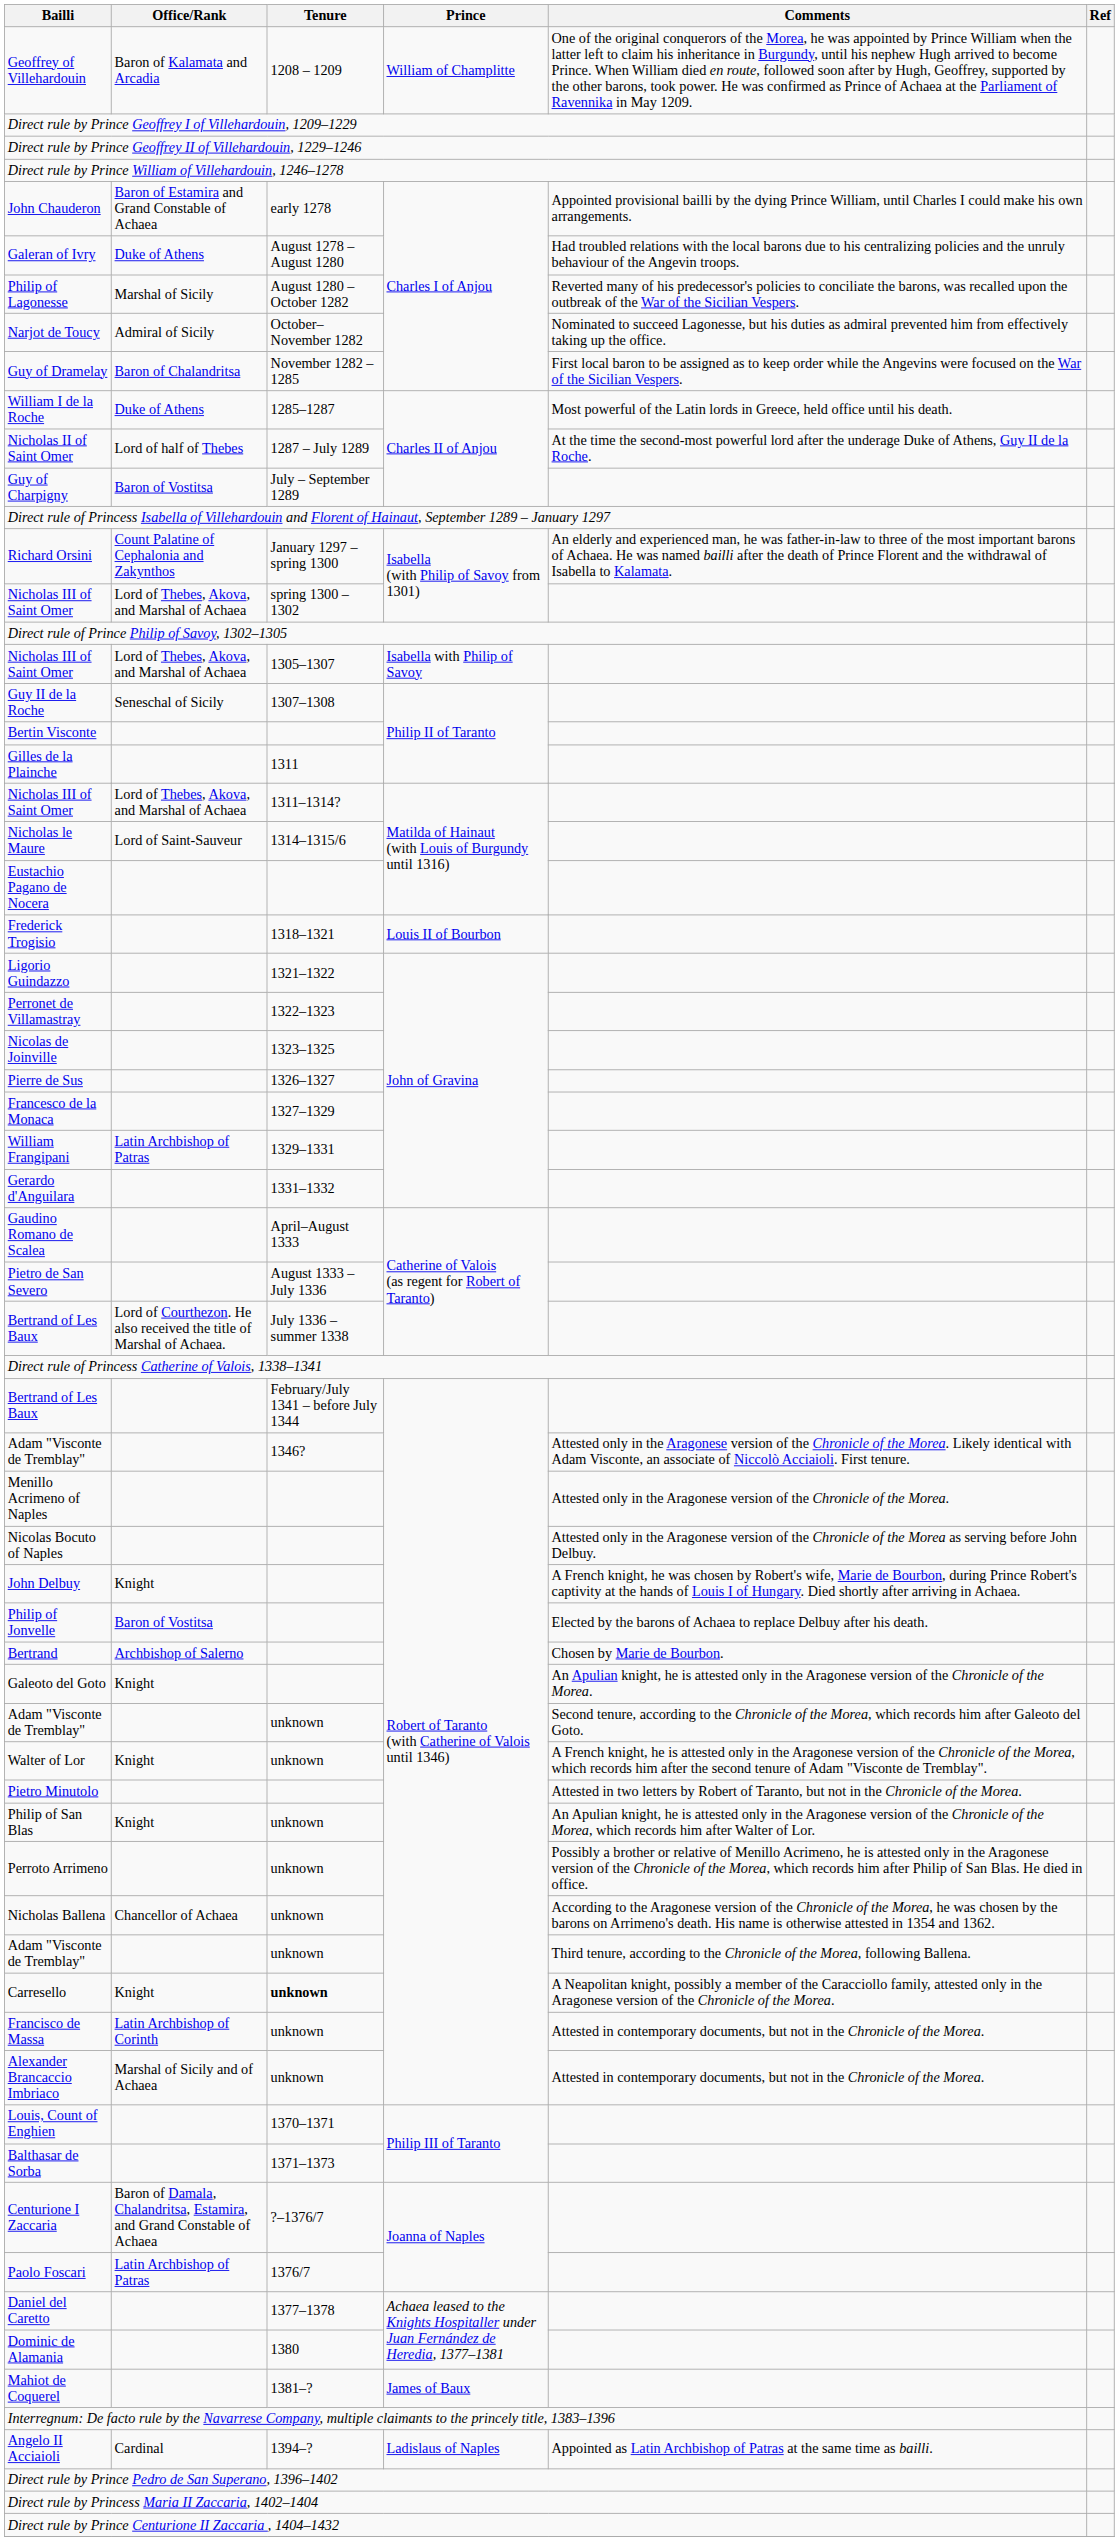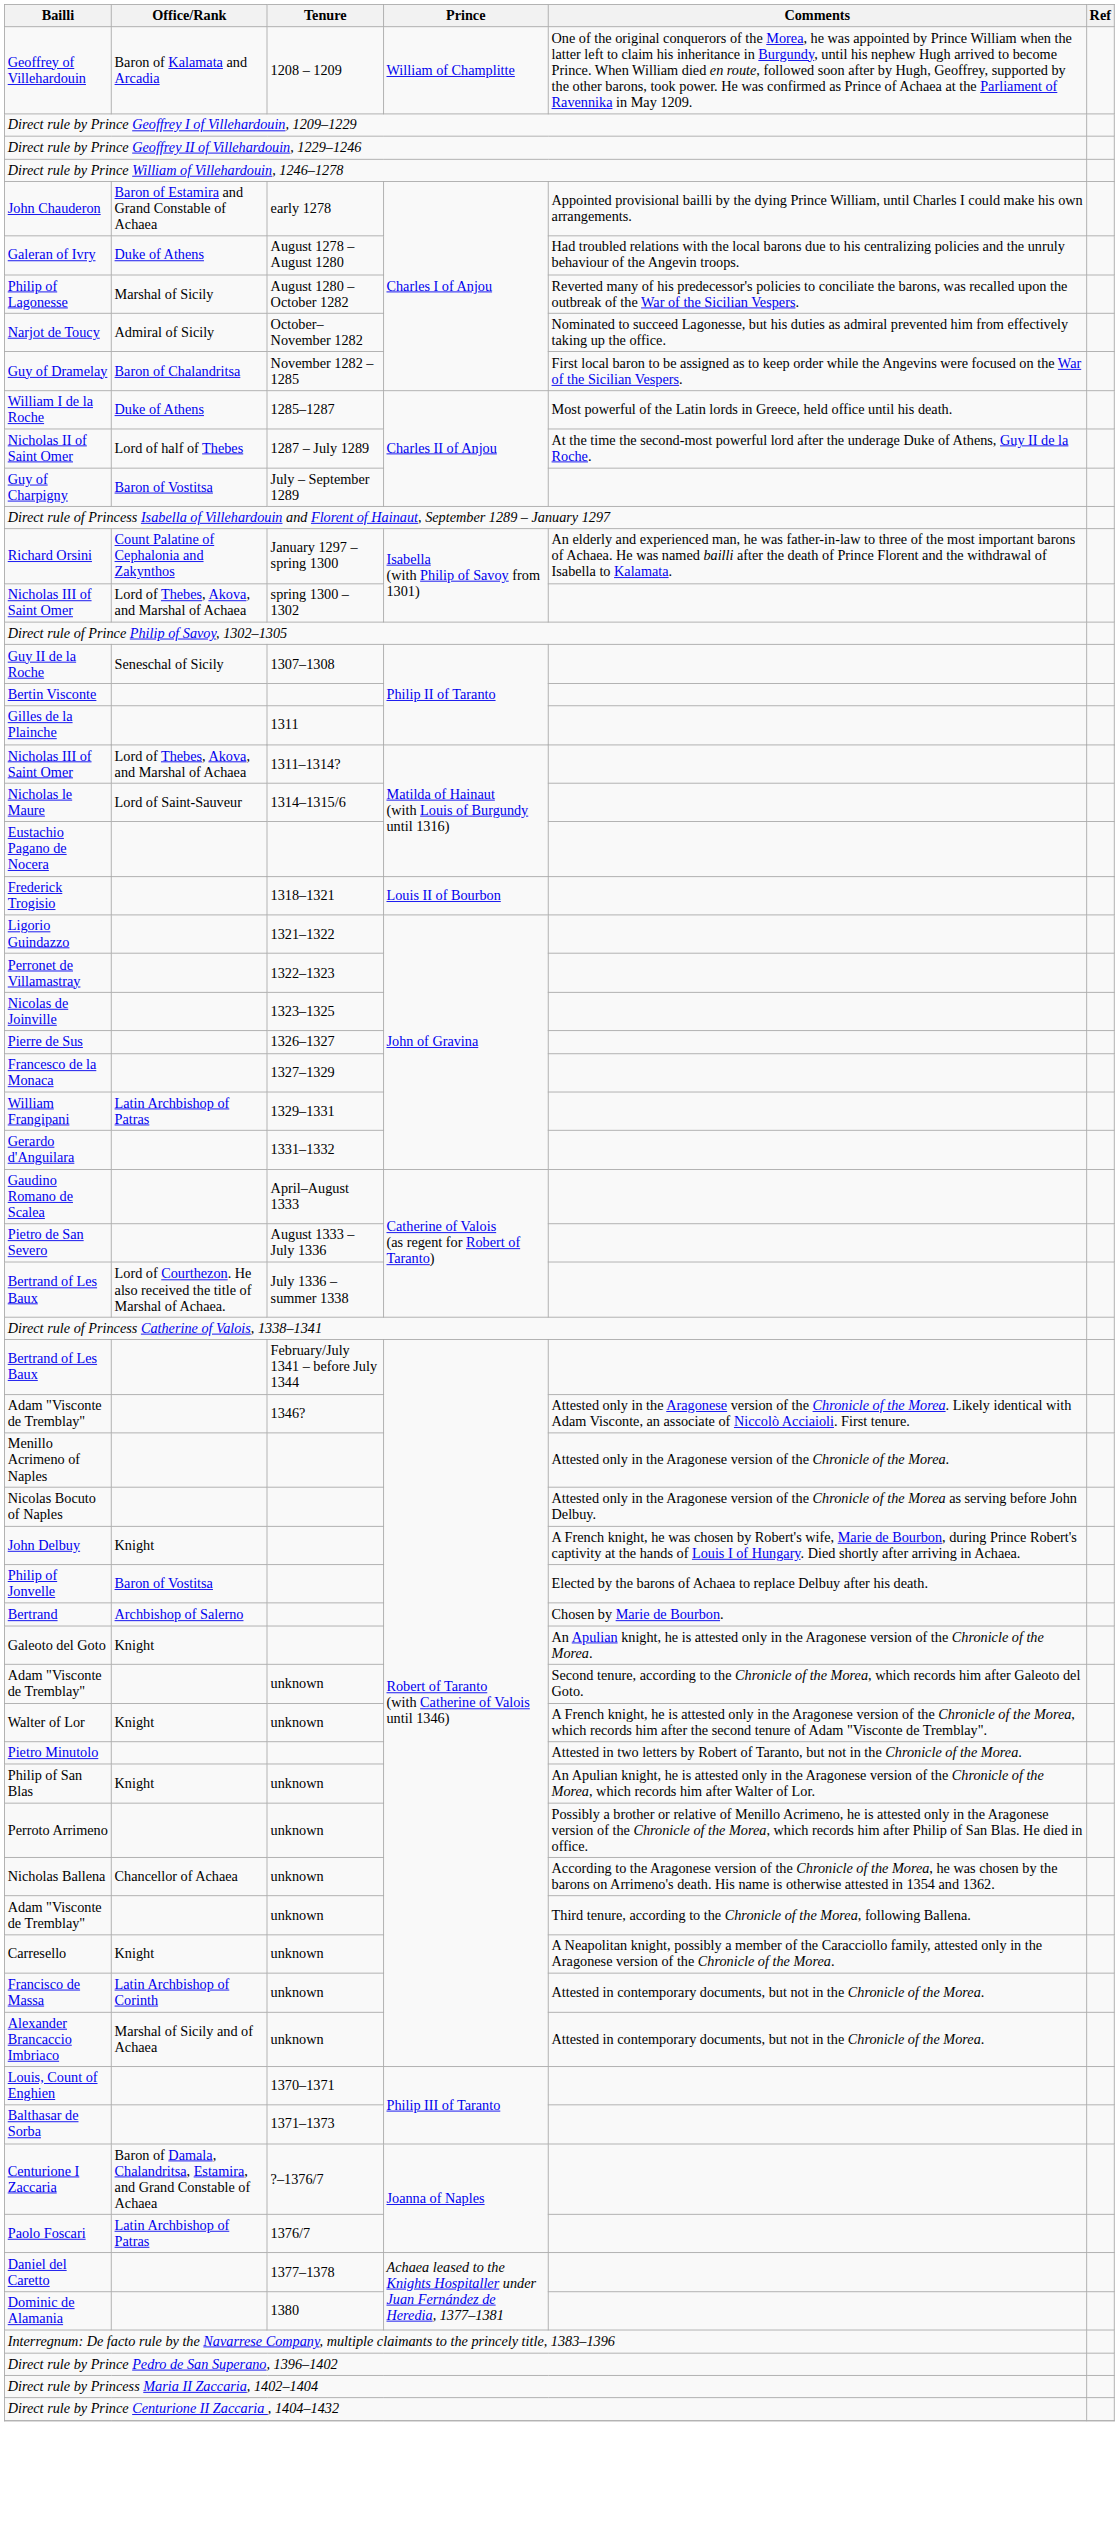- row: (50, 664)
(299, 1992) bold -> (297, 1953) normal
- row: (37, 2388)
- row: (35, 2449)
